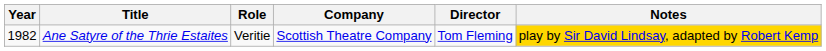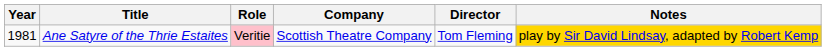(22, 35) 1982 -> (22, 35) 1981
(252, 35) no background -> (252, 35) pink background
